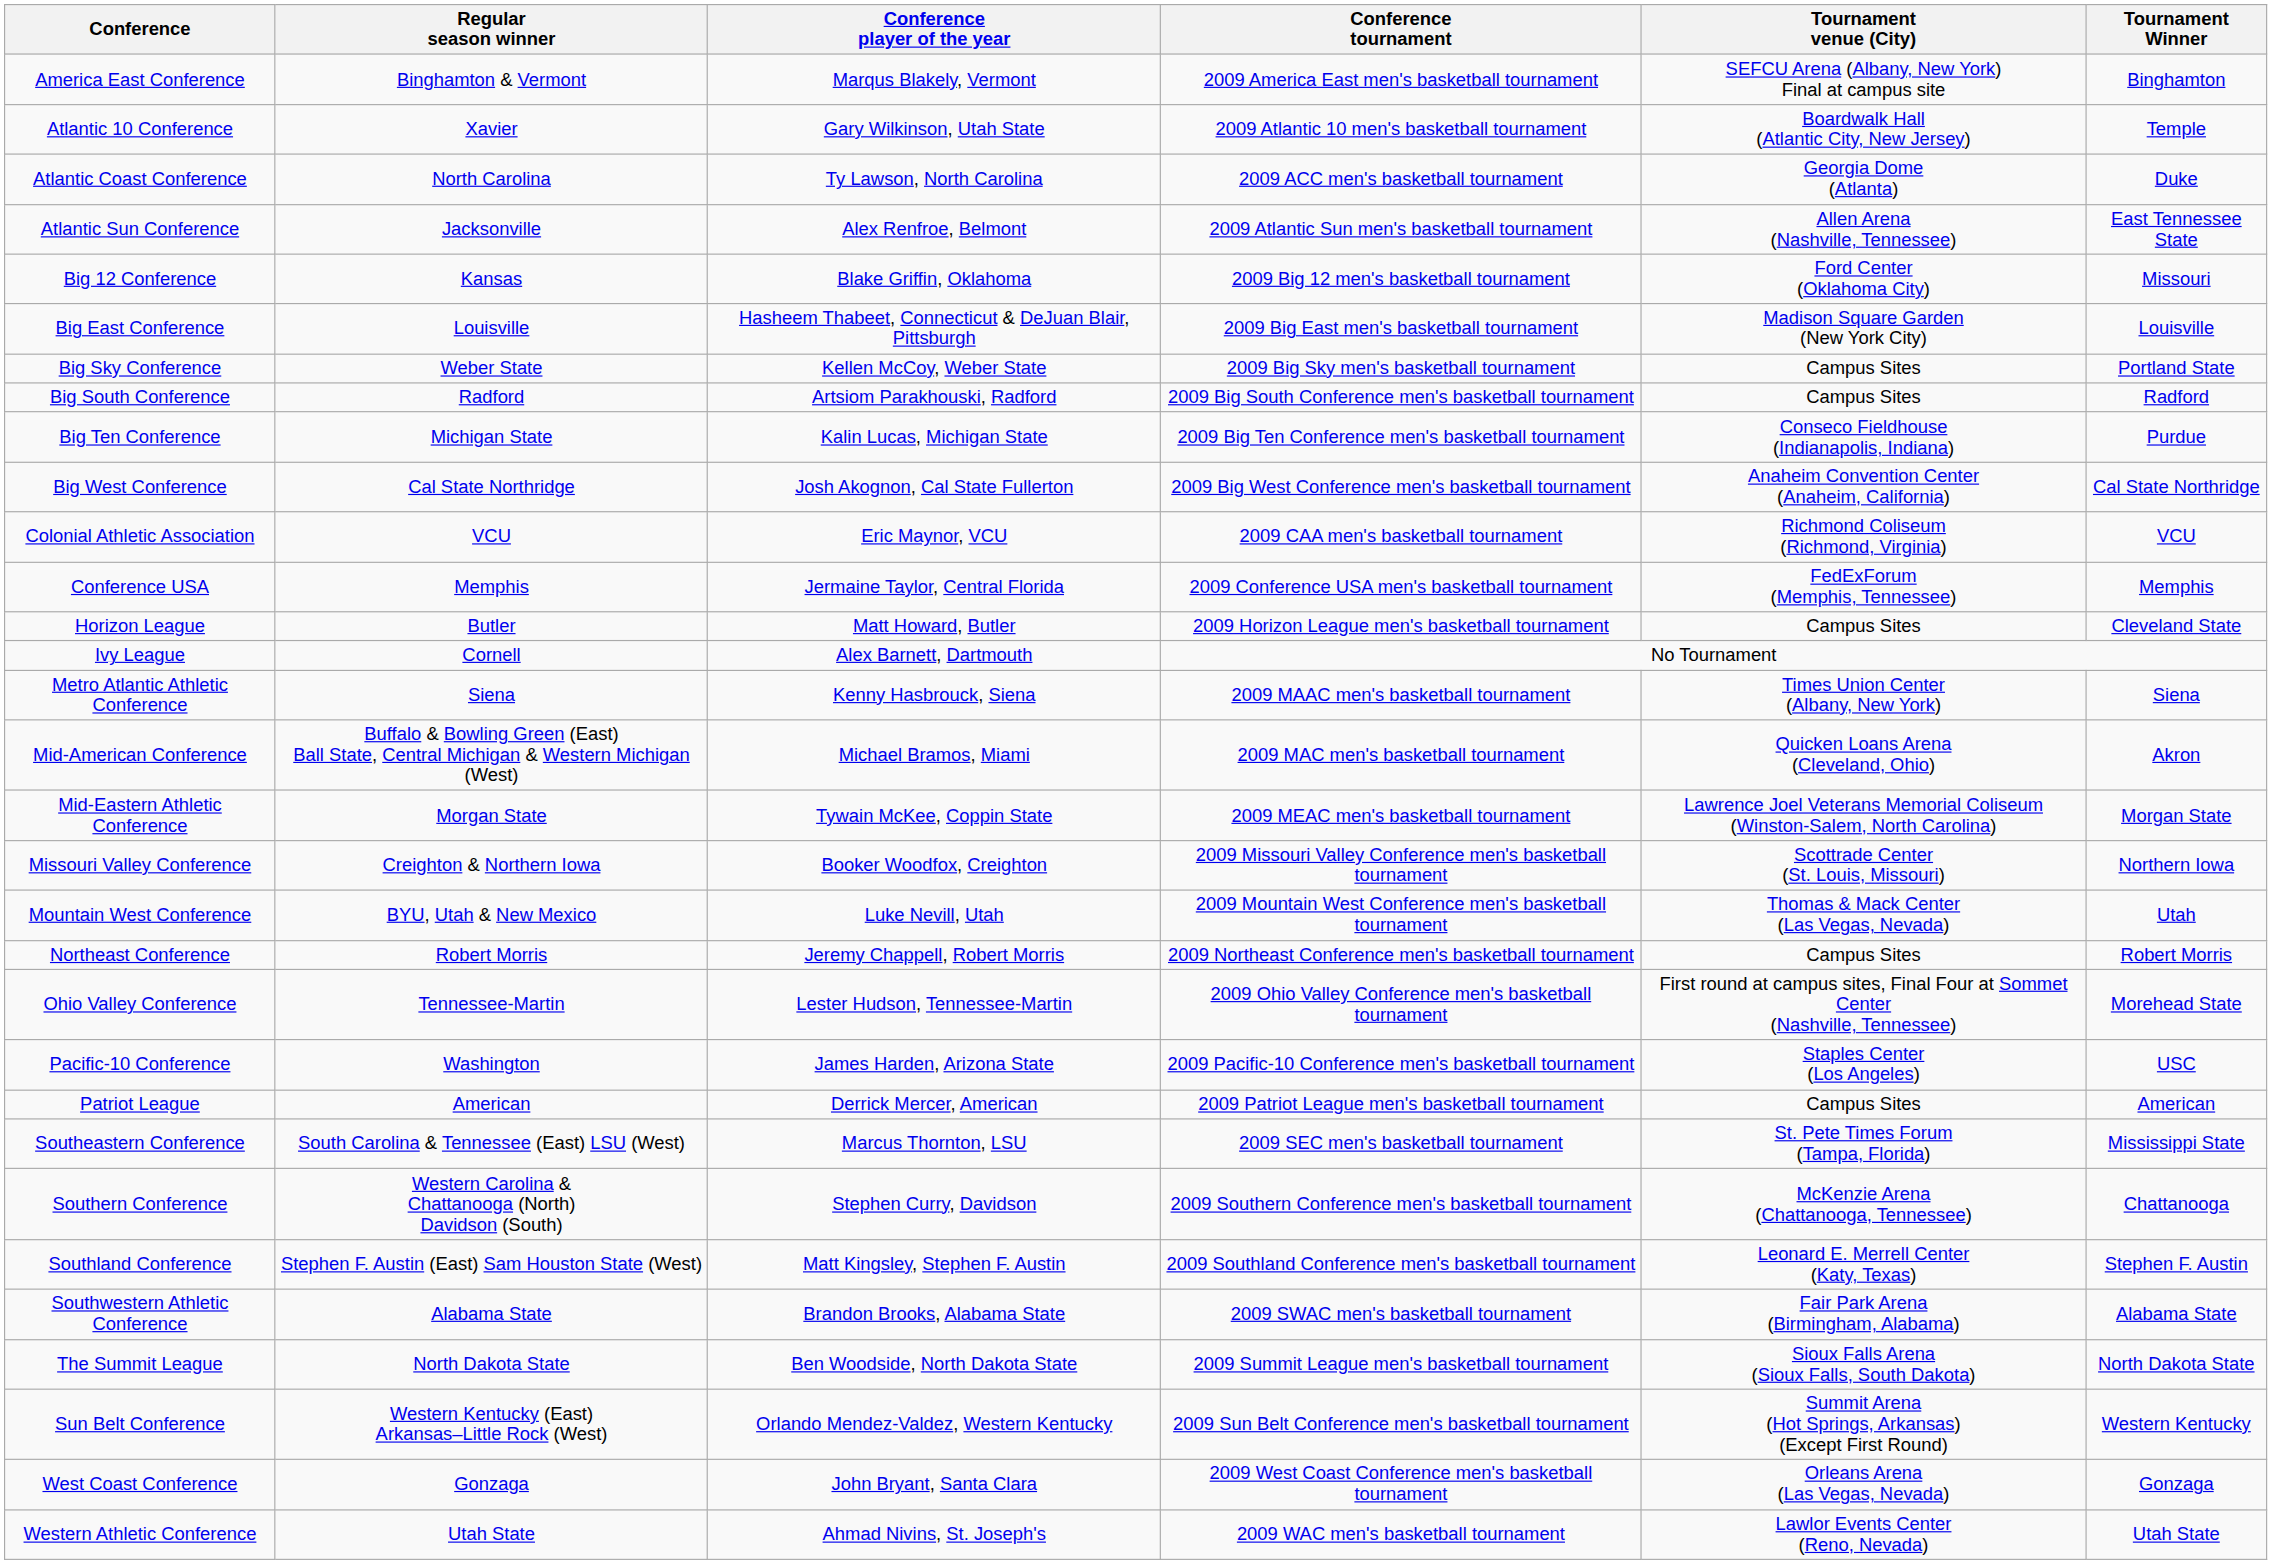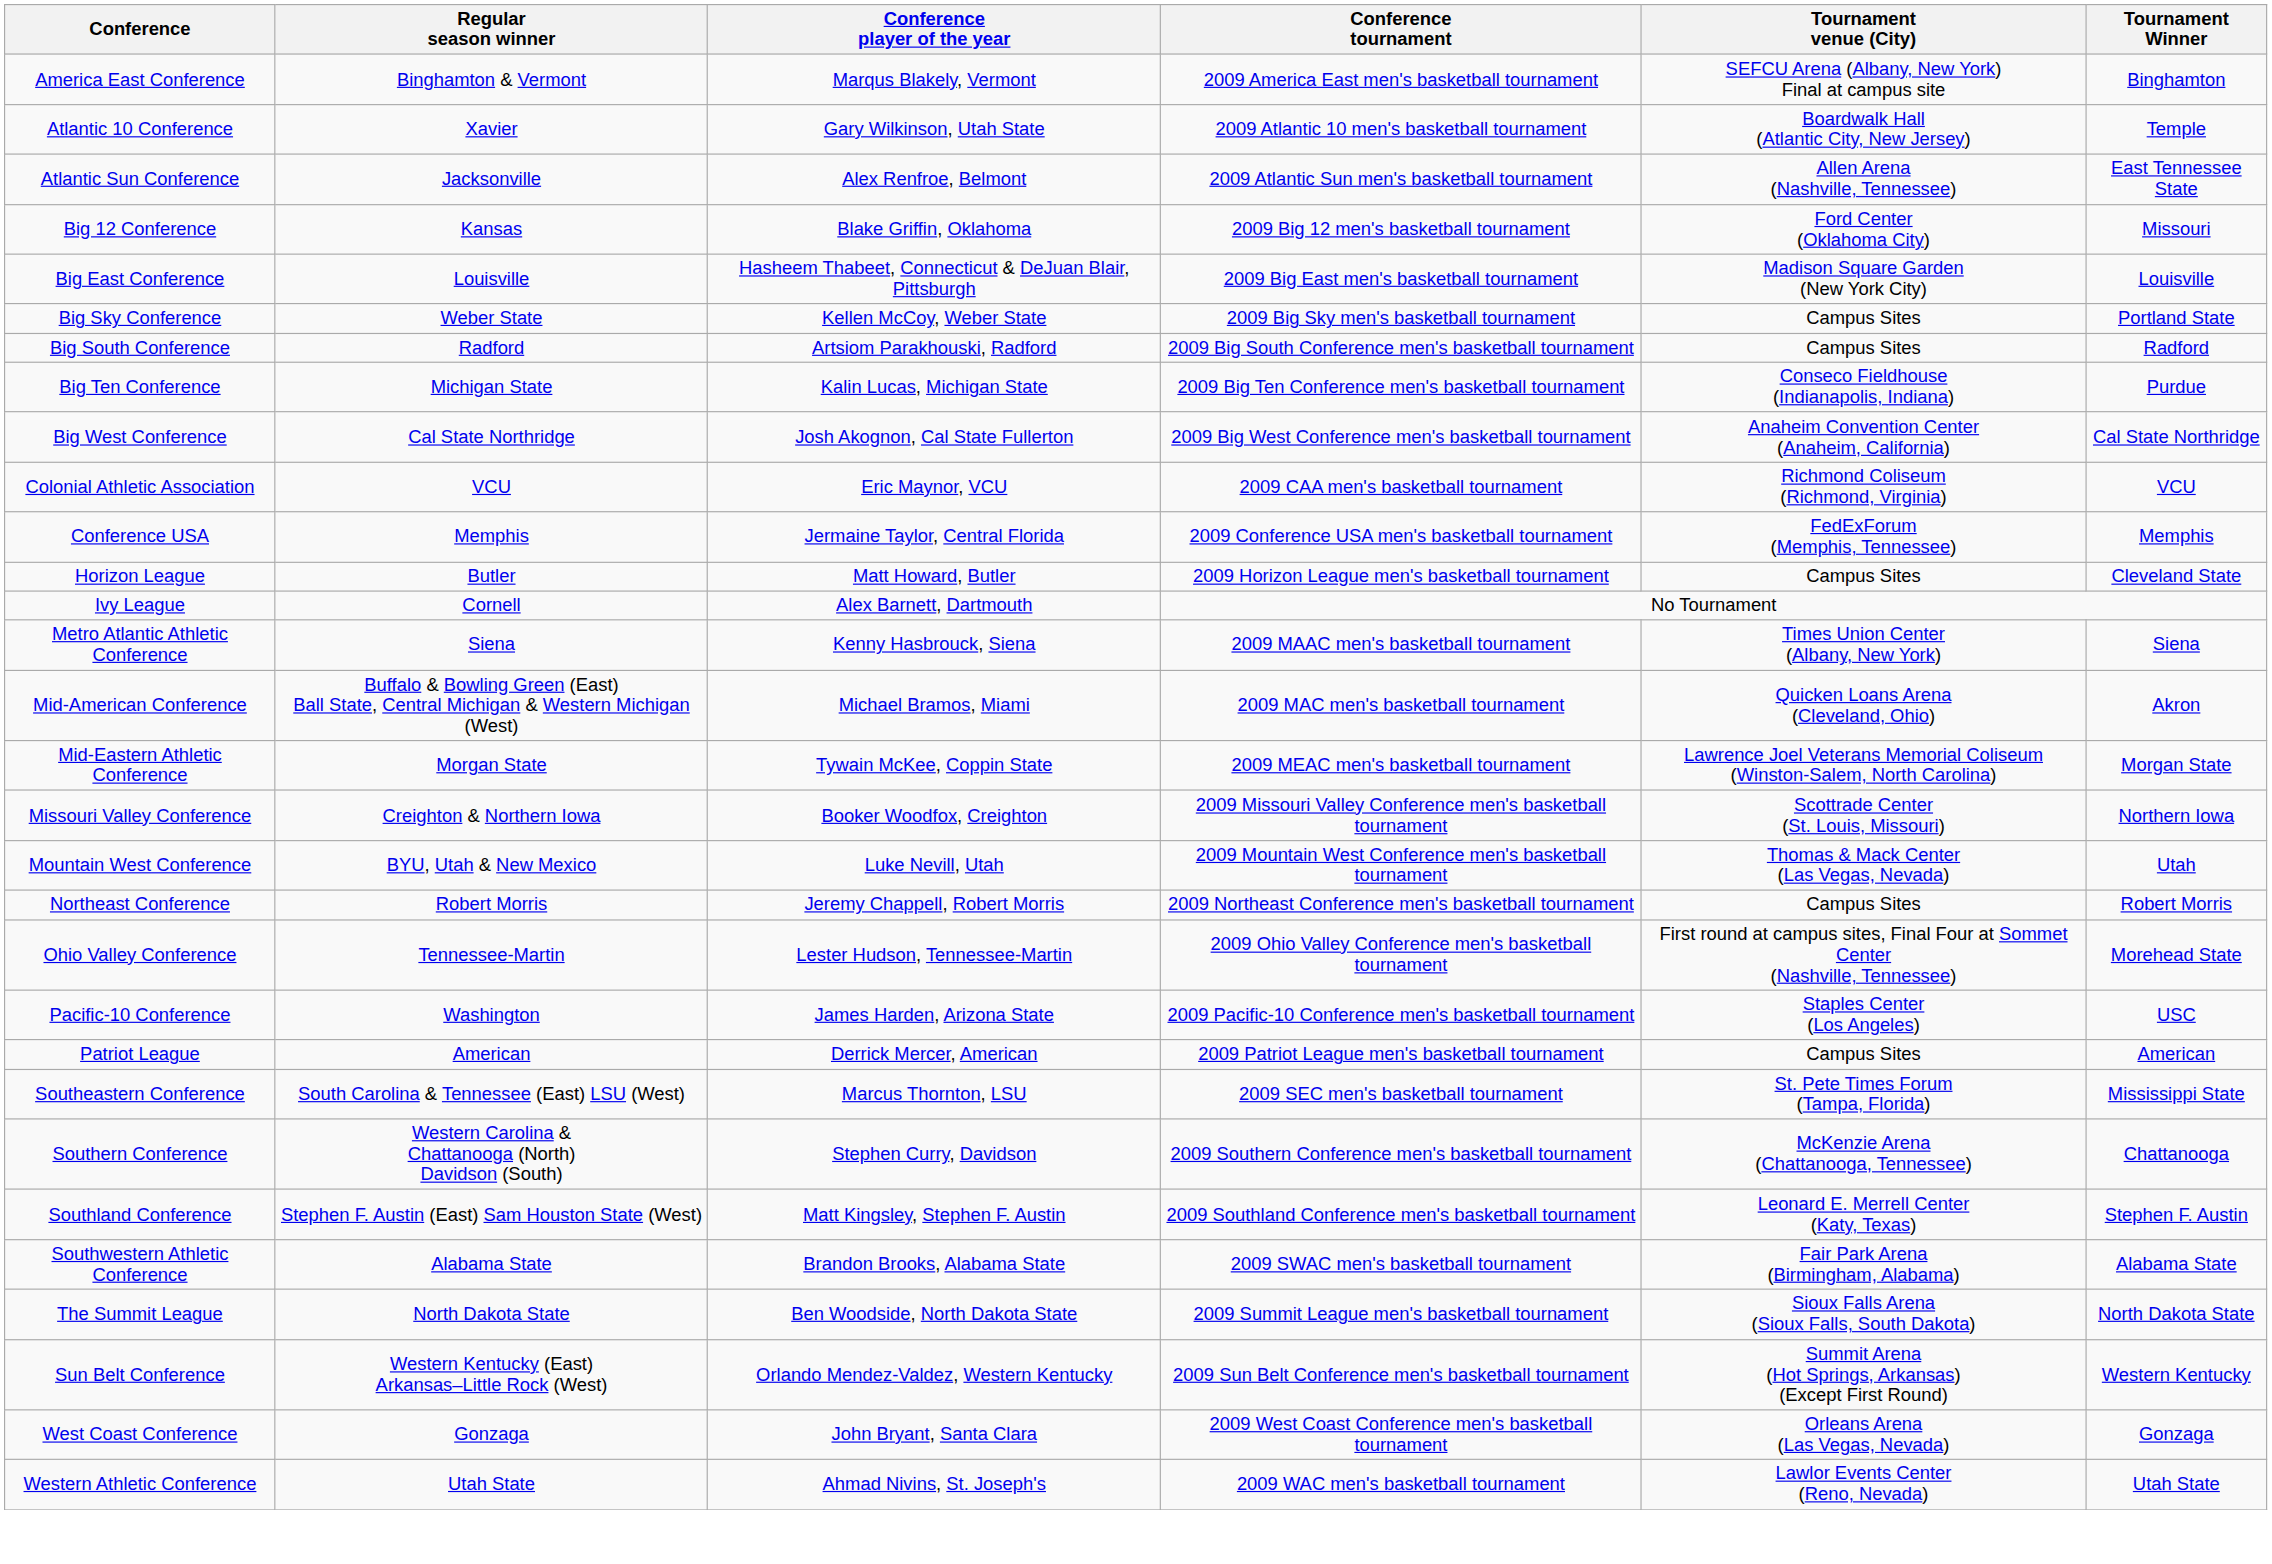- row: (140, 179)
